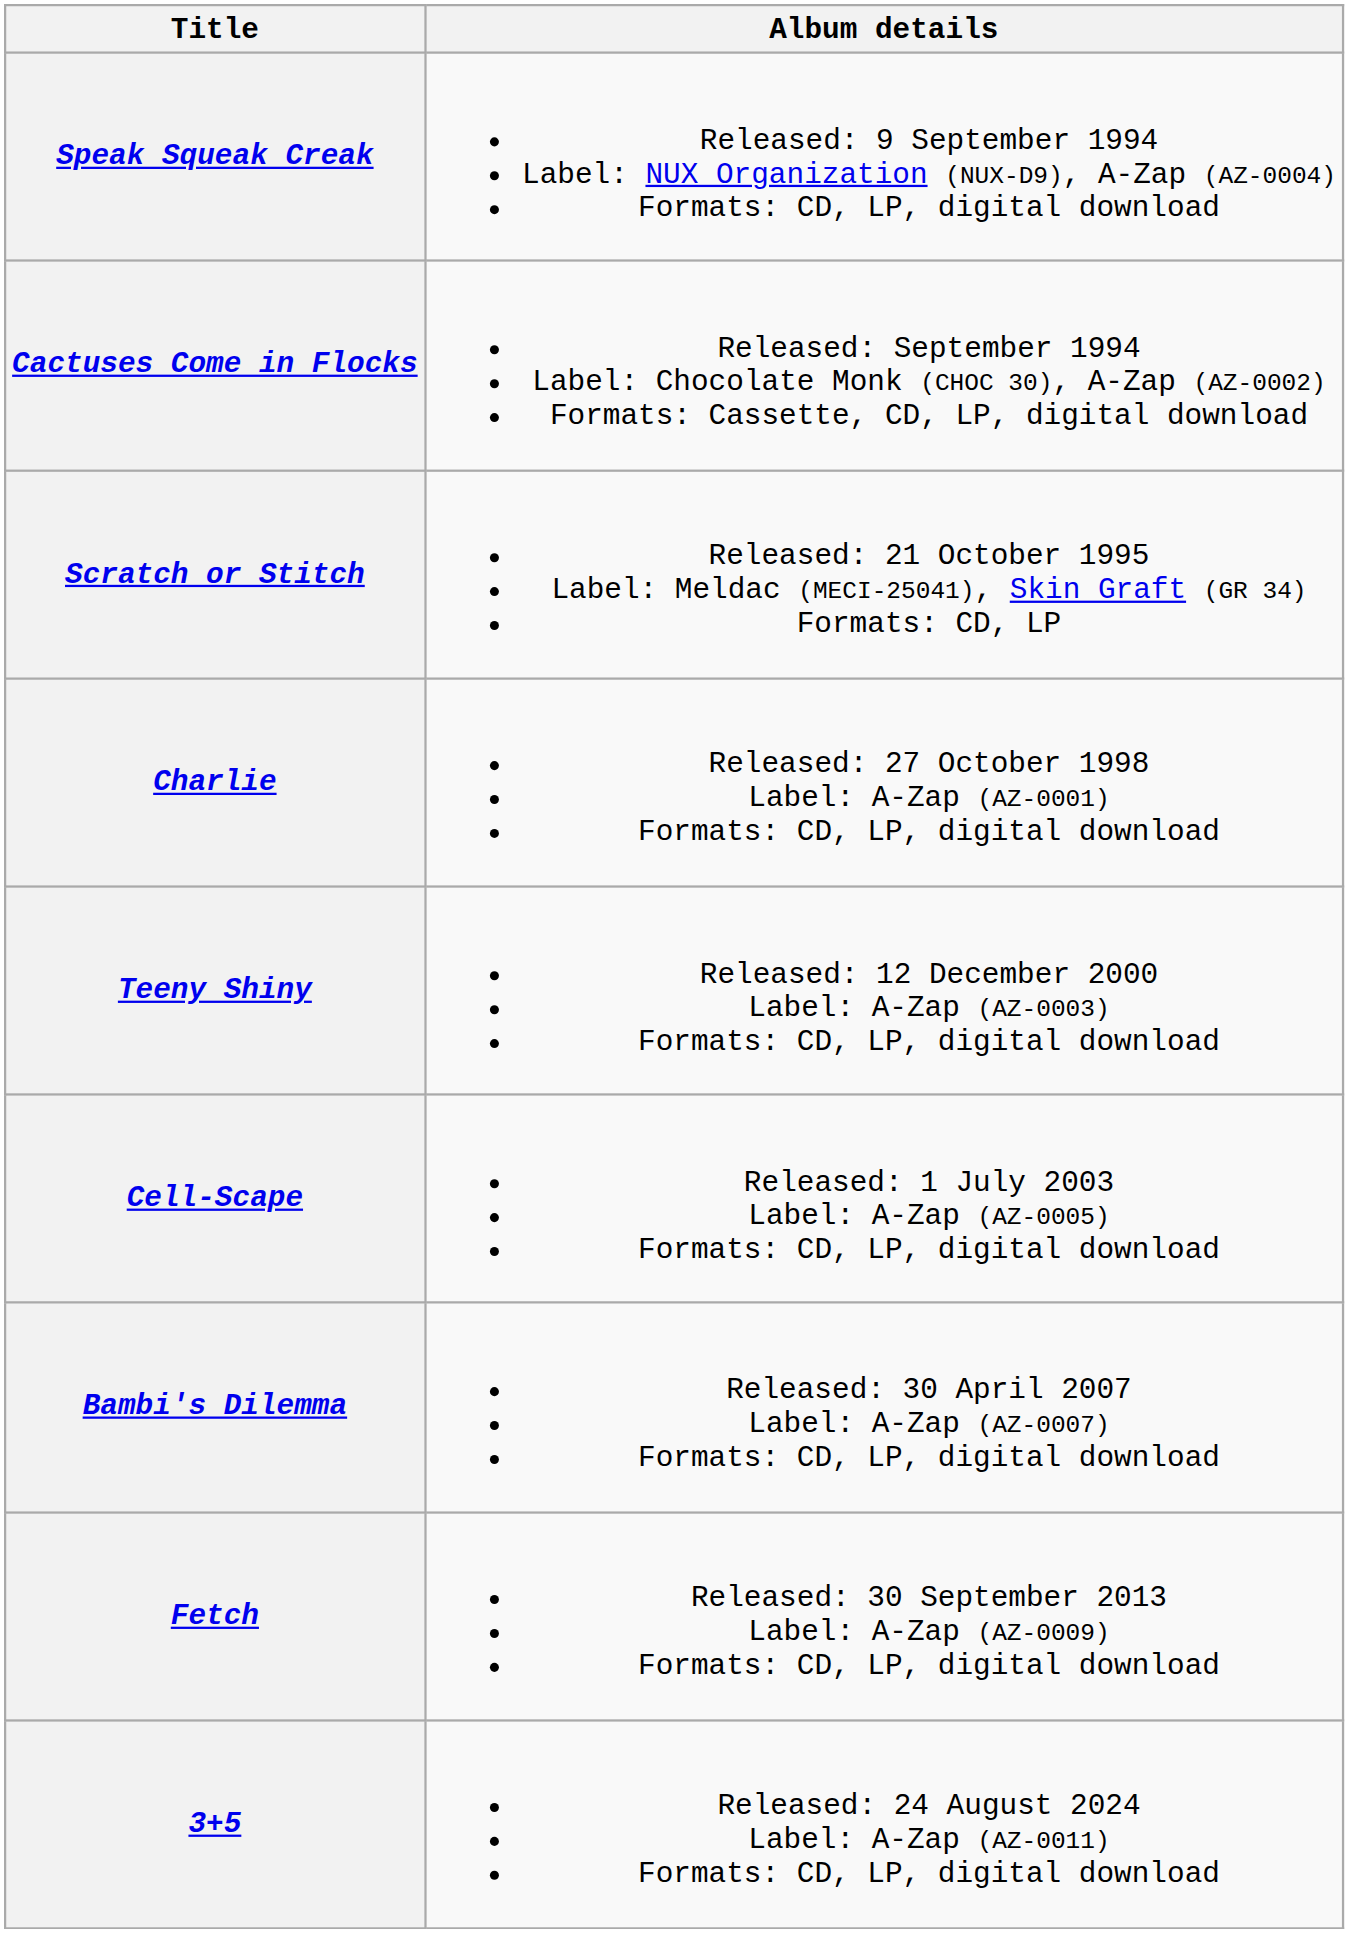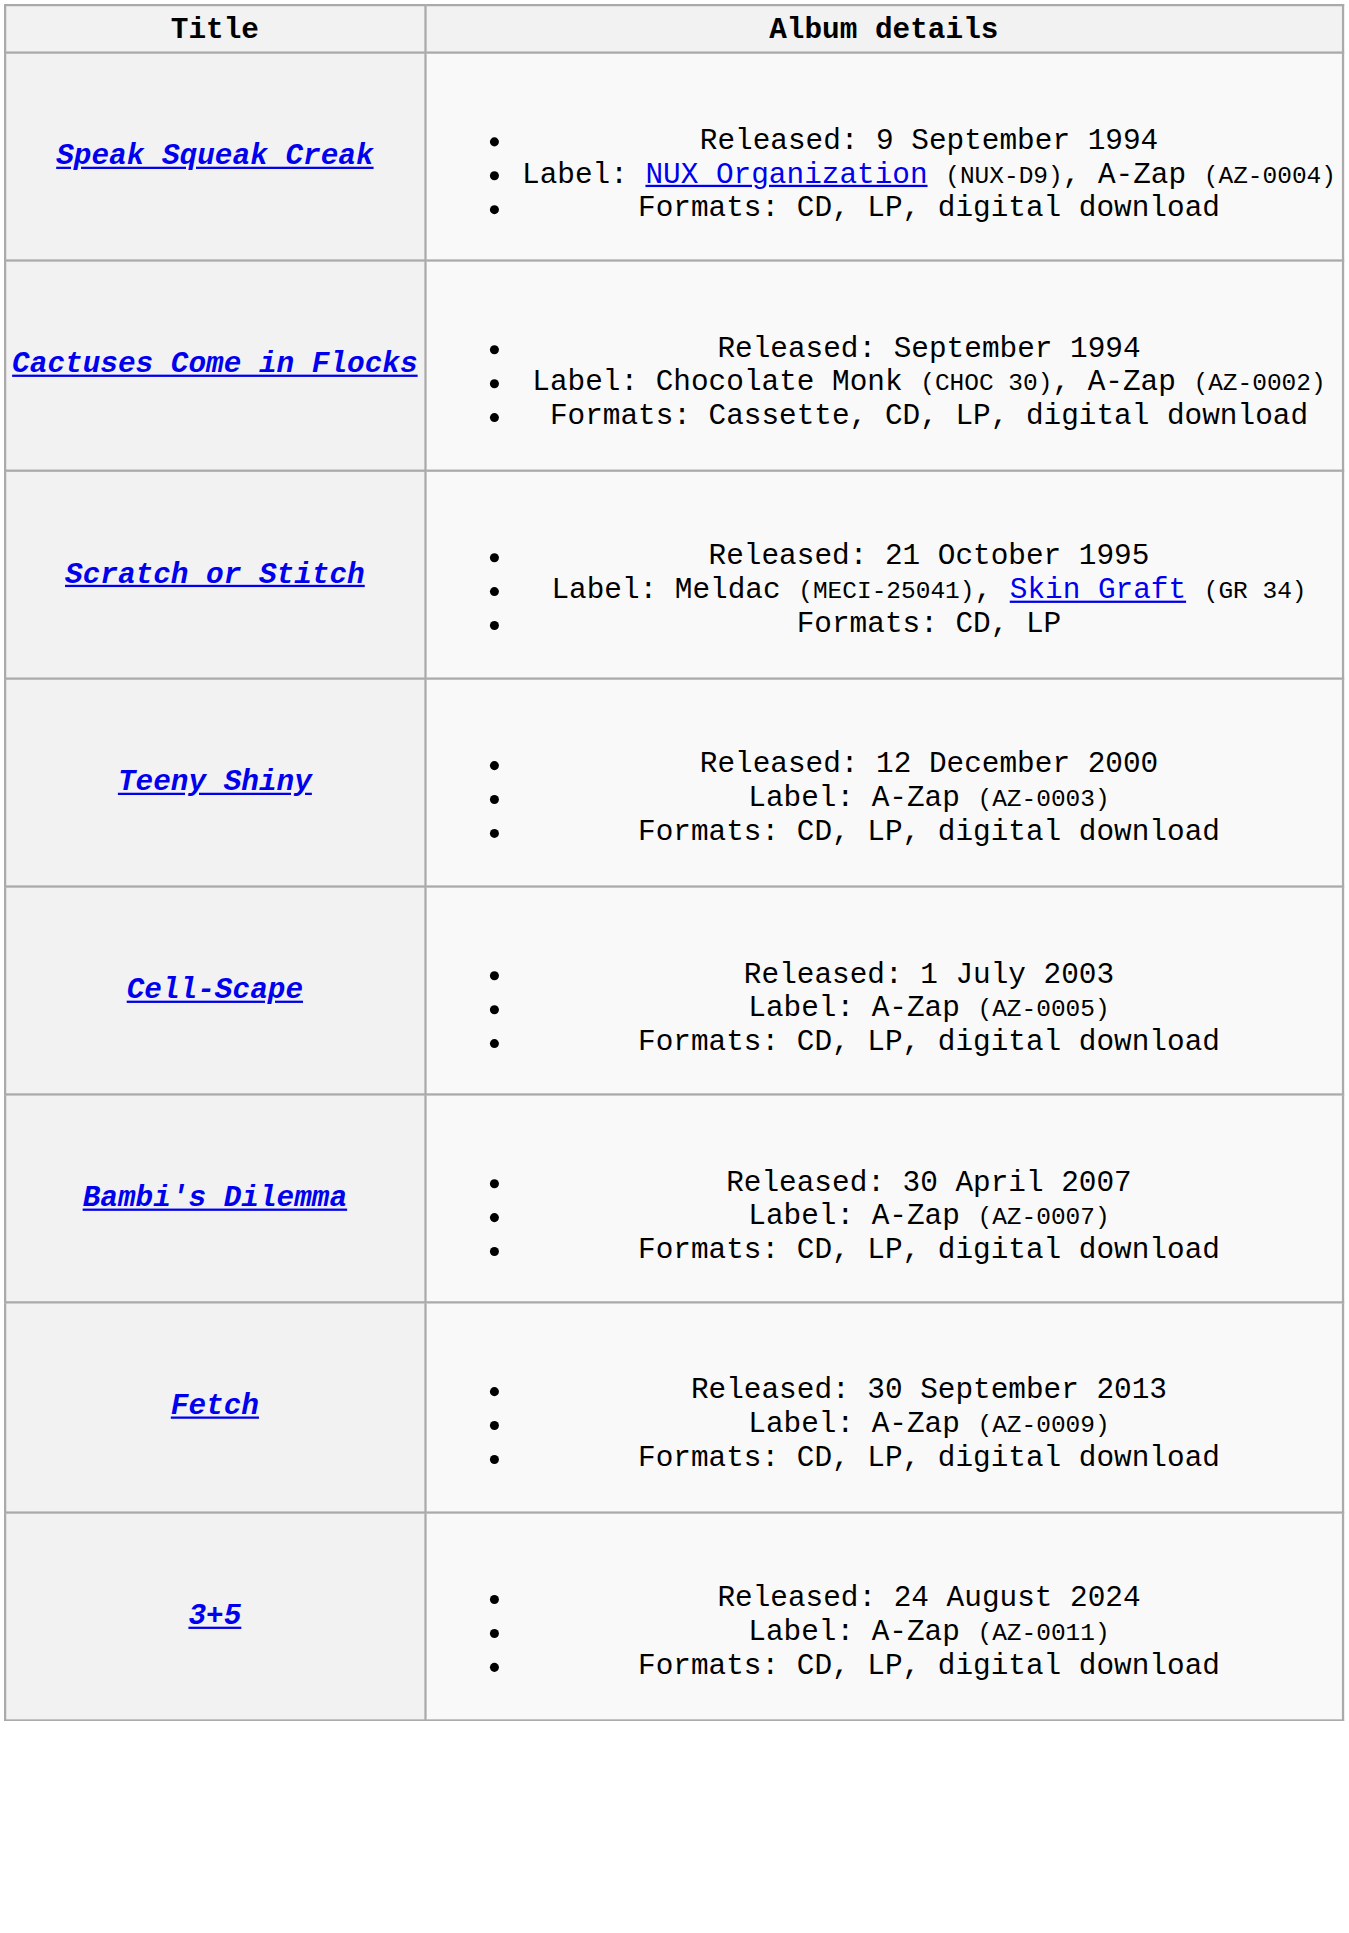- row: (215, 782)
